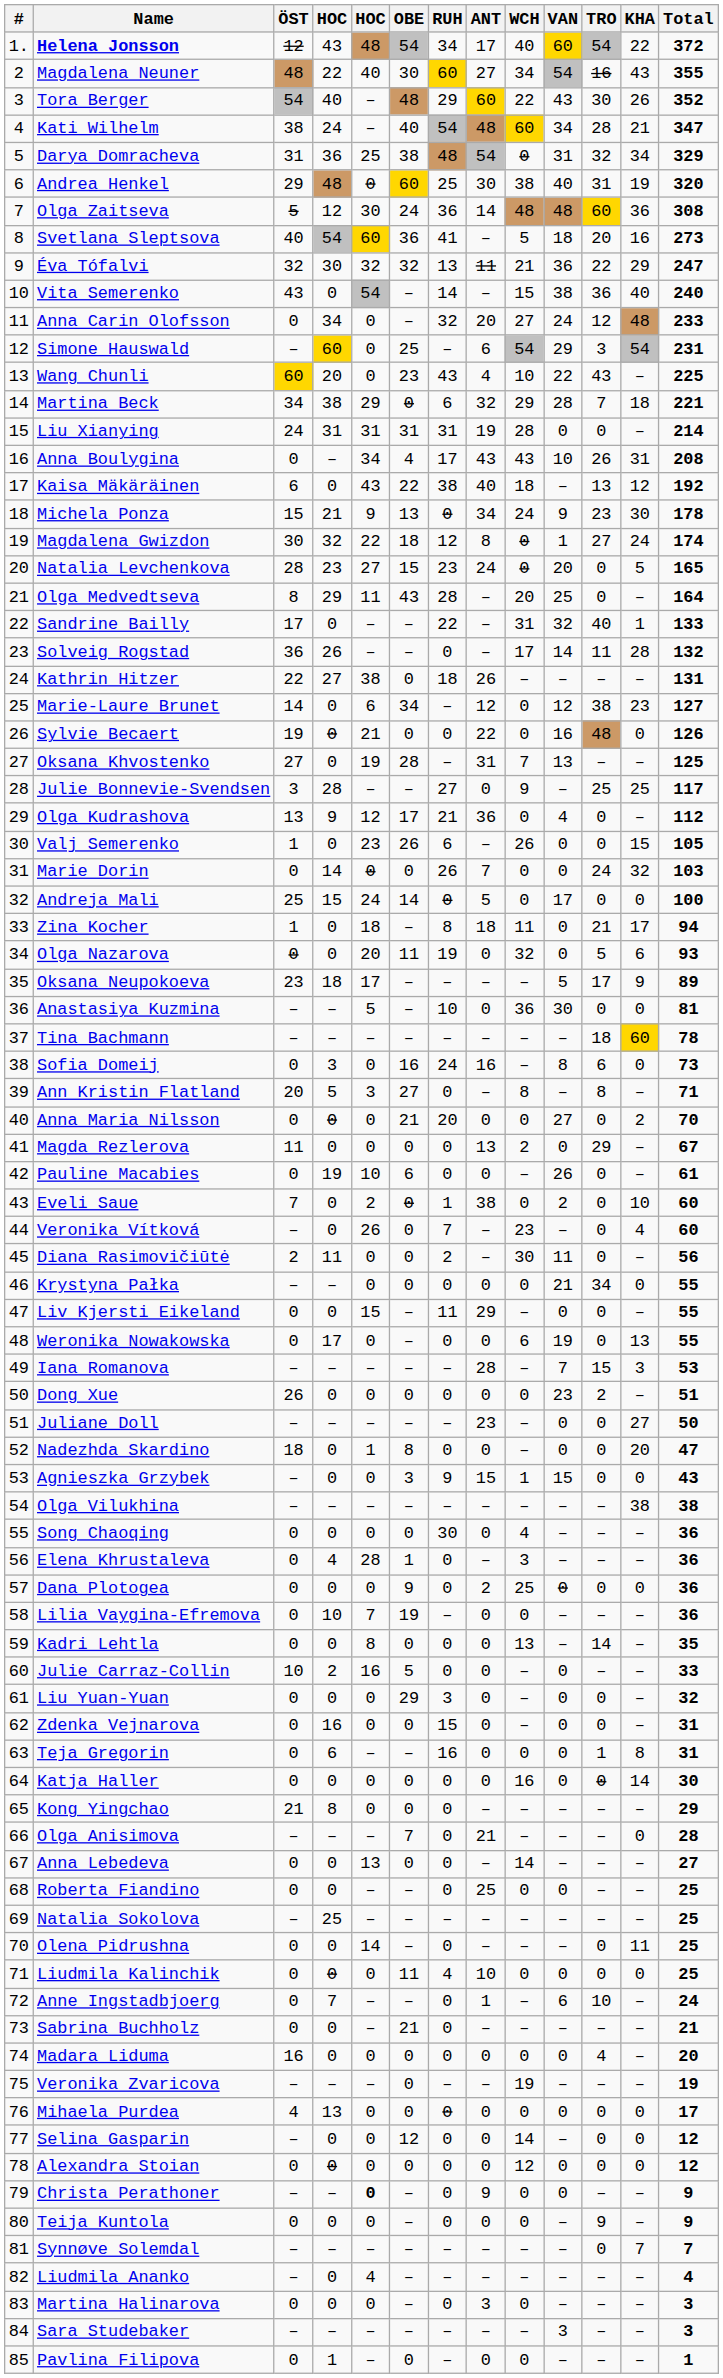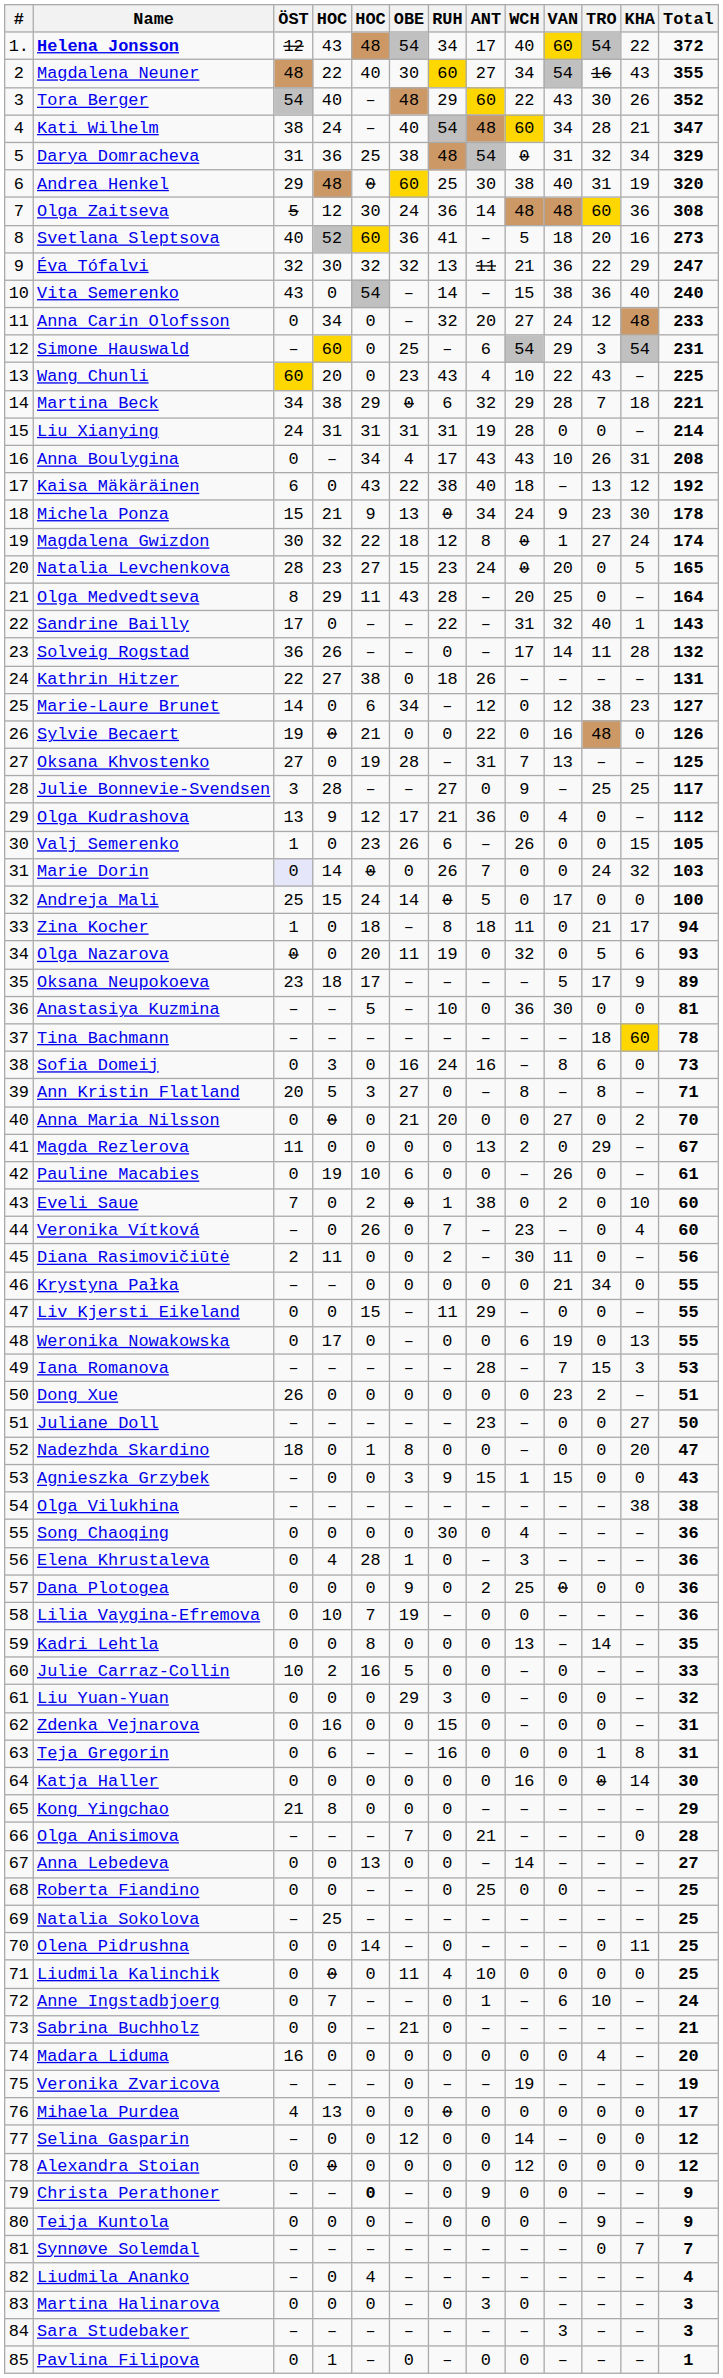(332, 239) 54 -> (332, 239) 52
(688, 624) 133 -> (688, 624) 143
(294, 872) no background -> (294, 872) lavender background
